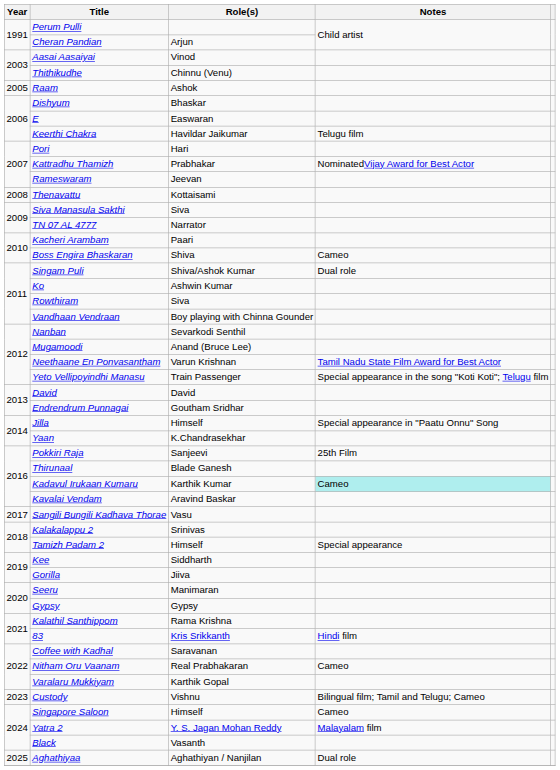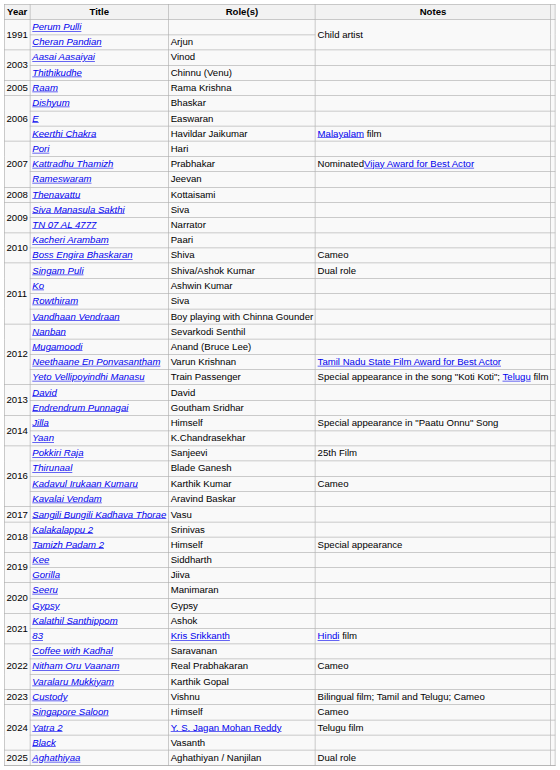(184, 88) Ashok -> (201, 88) Rama Krishna
(341, 133) Telugu film -> (350, 133) Malayalam film
(333, 484) paleturquoise background -> (333, 484) no background
(201, 621) Rama Krishna -> (184, 621) Ashok
(350, 727) Malayalam film -> (341, 727) Telugu film
